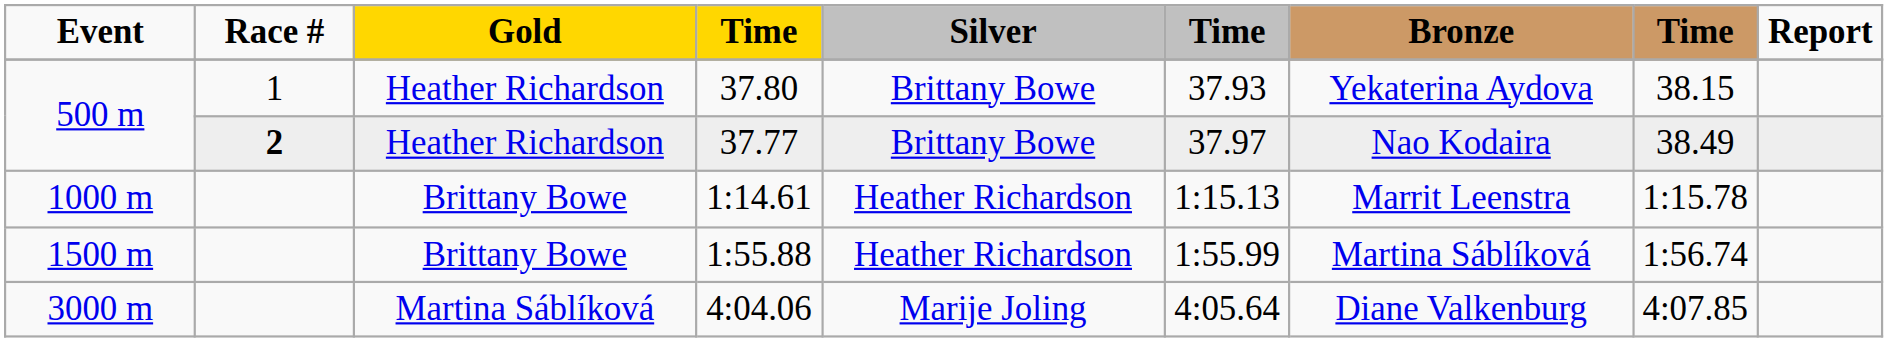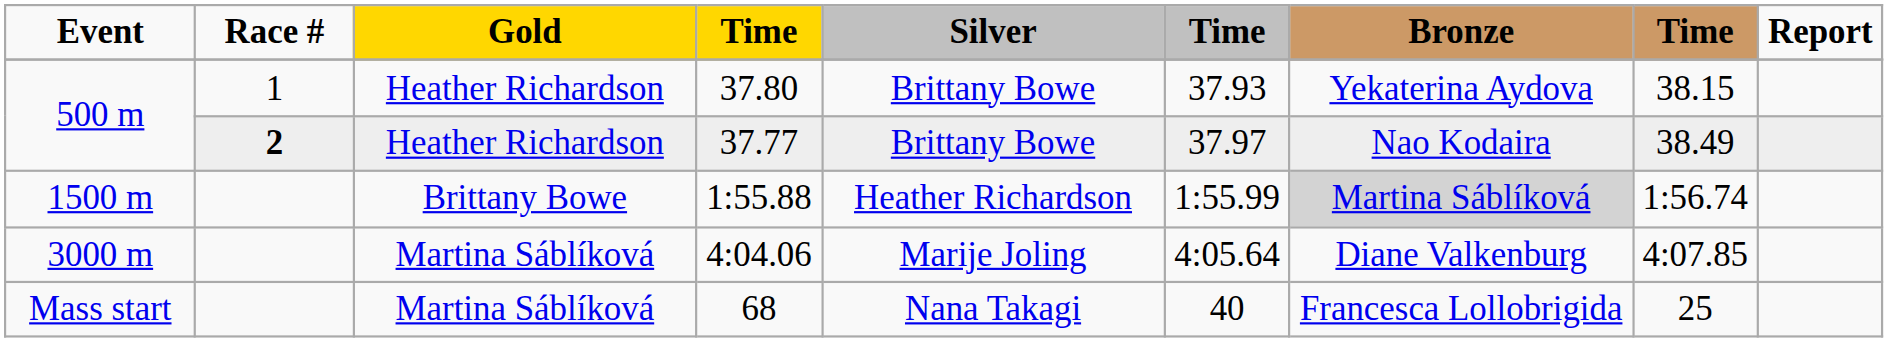- row: (759, 198)
(1461, 253) no background -> (1461, 198) lightgrey background
+ row: (759, 308)
